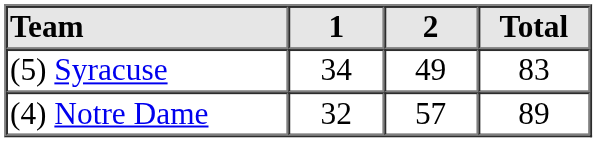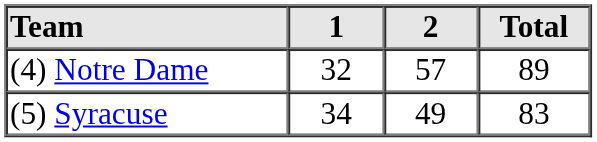rows swapped: (89, 70) <-> (109, 113)
